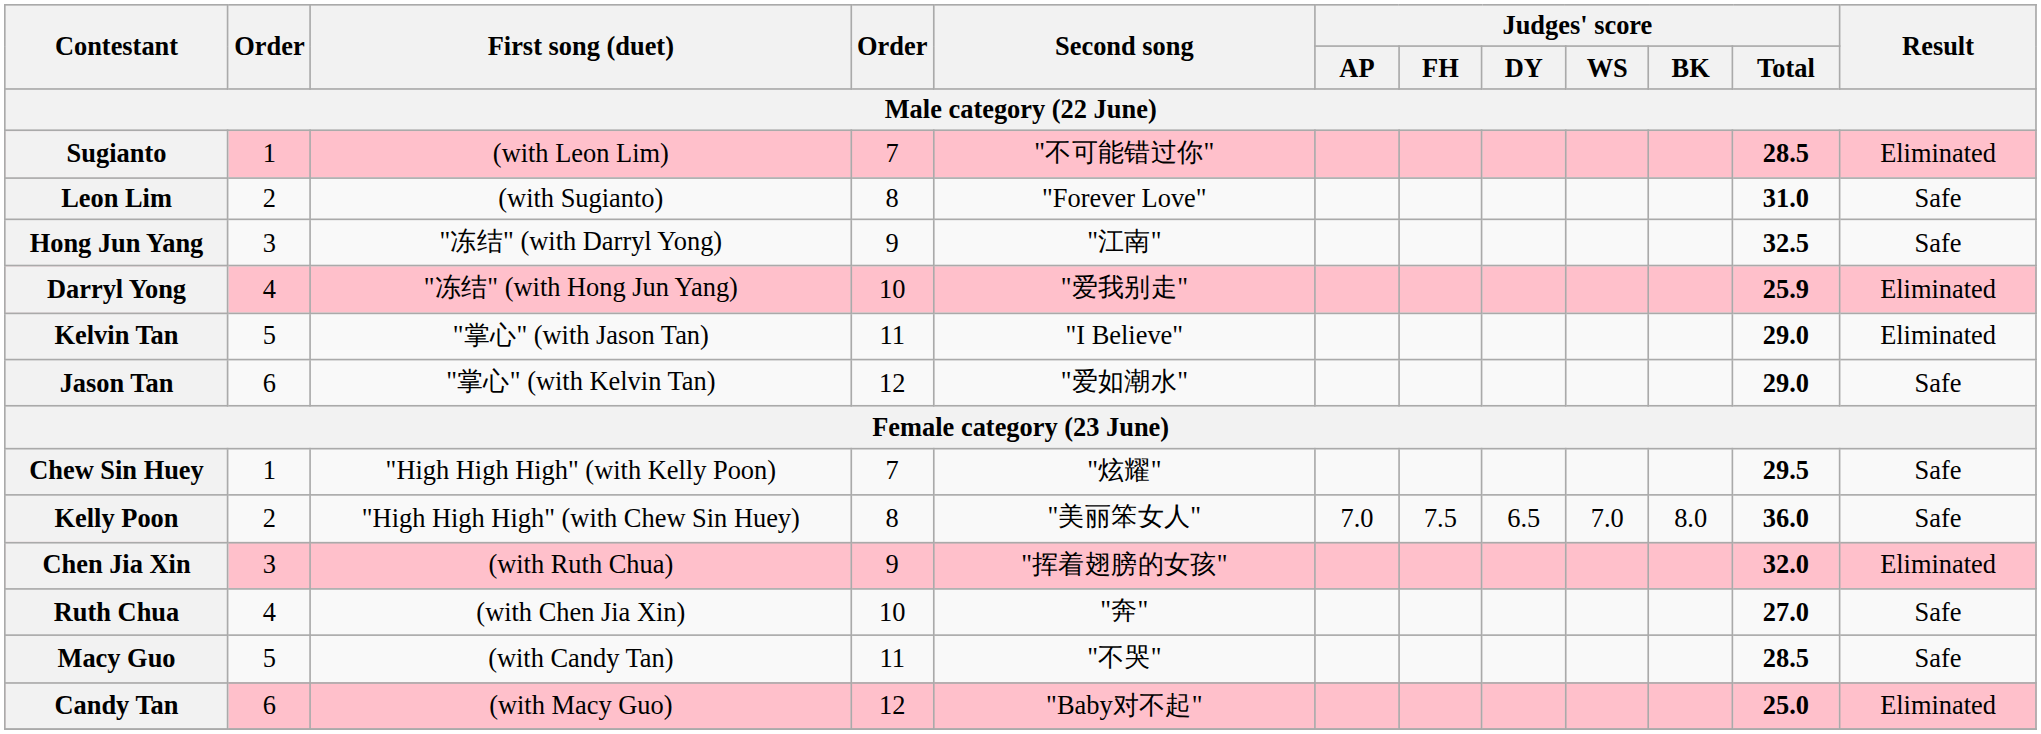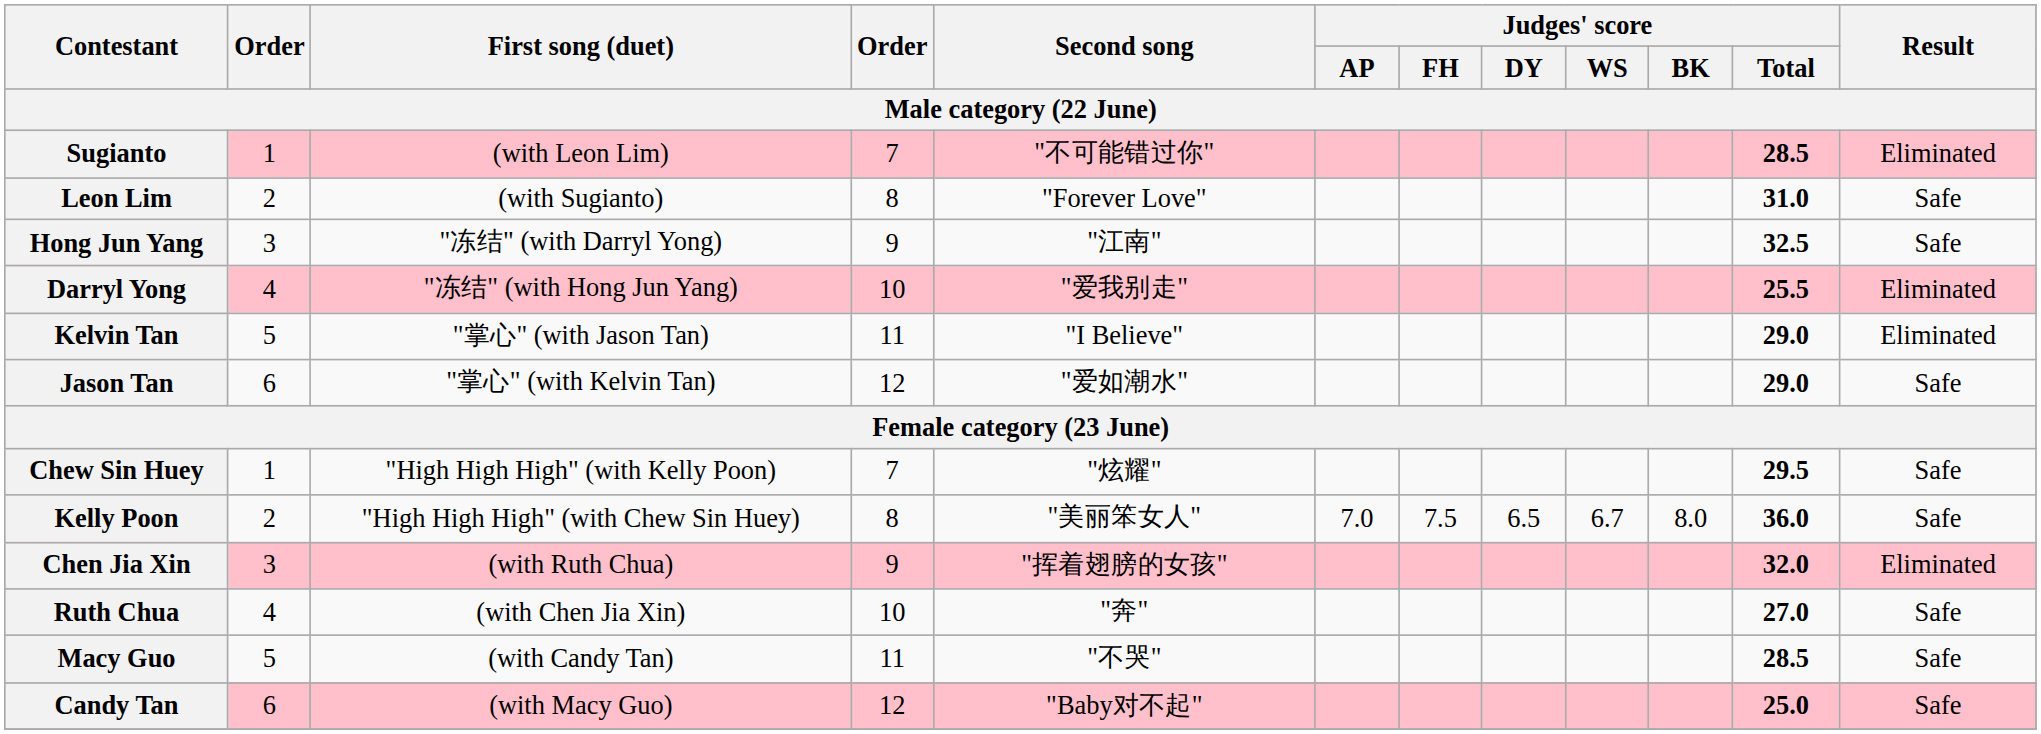(1786, 289) 25.9 -> (1786, 289) 25.5
(1607, 518) 7.0 -> (1607, 518) 6.7
(1938, 705) Eliminated -> (1938, 705) Safe
